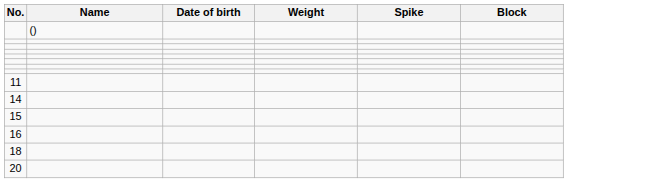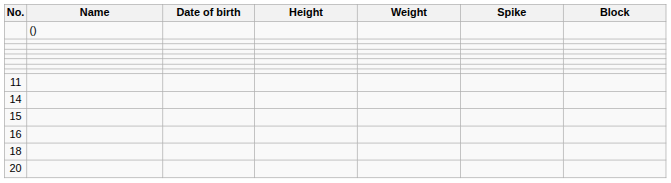+ column: (306, 13)
